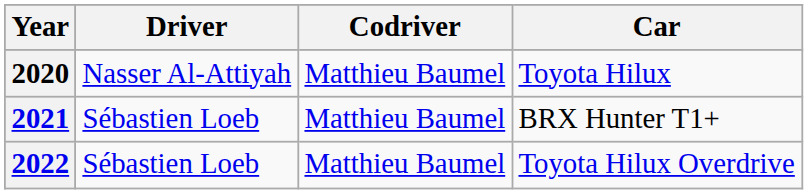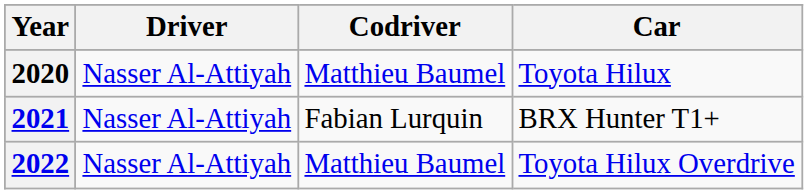(171, 118) Sébastien Loeb -> (187, 118) Nasser Al-Attiyah
(405, 118) Matthieu Baumel -> (394, 118) Fabian Lurquin
(171, 164) Sébastien Loeb -> (187, 164) Nasser Al-Attiyah
